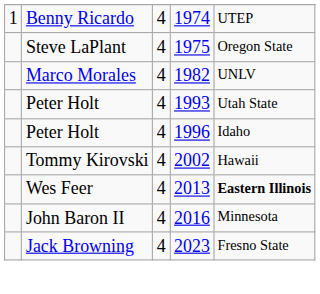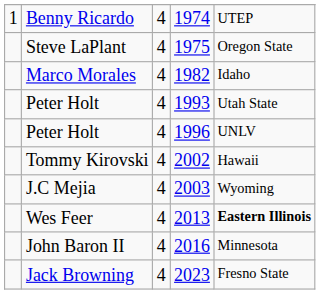(237, 75) UNLV -> (234, 75) Idaho
(234, 132) Idaho -> (237, 132) UNLV
+ row: (61, 189)
